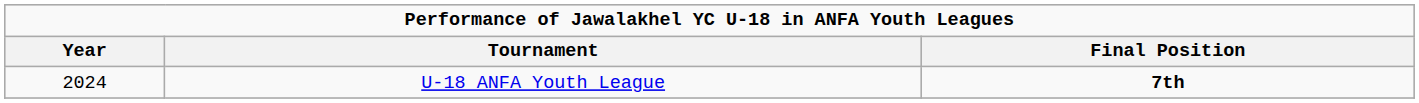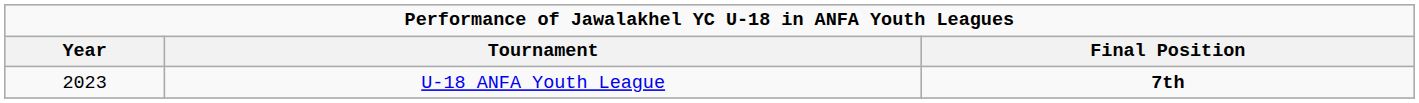(85, 82) 2024 -> (85, 82) 2023
